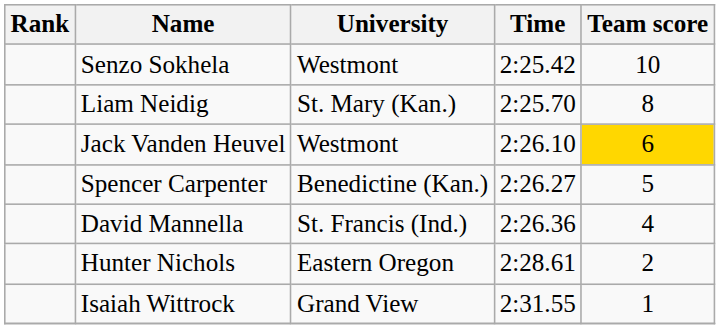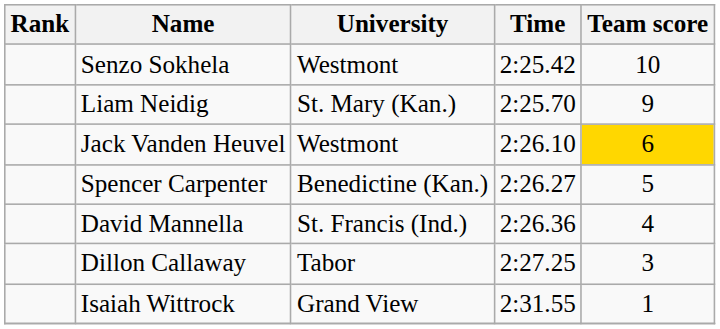(648, 104) 8 -> (648, 104) 9
+ row: (163, 263)
- row: (158, 263)
